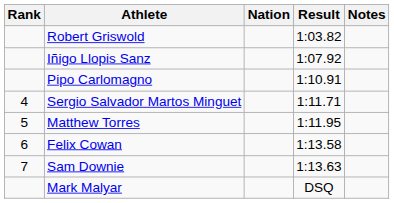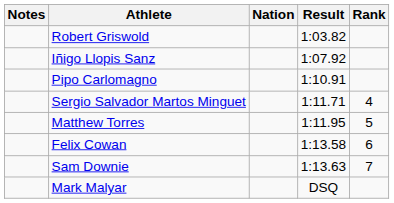columns swapped: (24, 15) <-> (367, 15)
